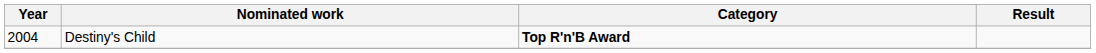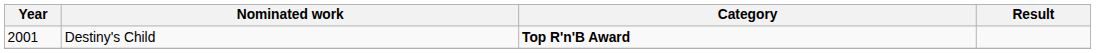(23, 37) 2004 -> (23, 37) 2001
